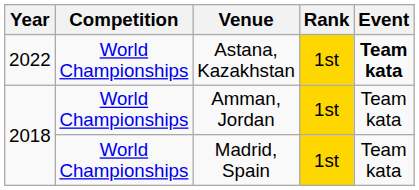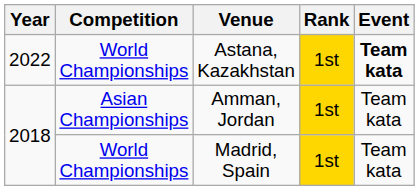(124, 110) World Championships -> (124, 110) Asian Championships
